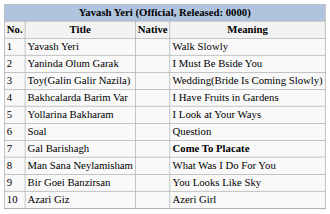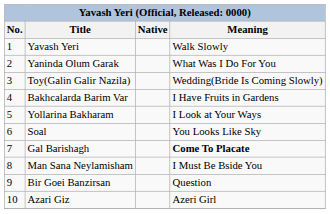(217, 64) I Must Be Bside You -> (224, 64) What Was I Do For You
(192, 132) Question -> (217, 132) You Looks Like Sky
(224, 166) What Was I Do For You -> (217, 166) I Must Be Bside You
(217, 183) You Looks Like Sky -> (192, 183) Question
